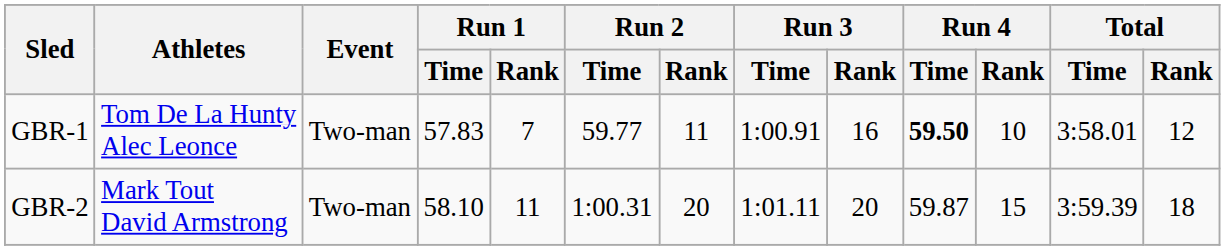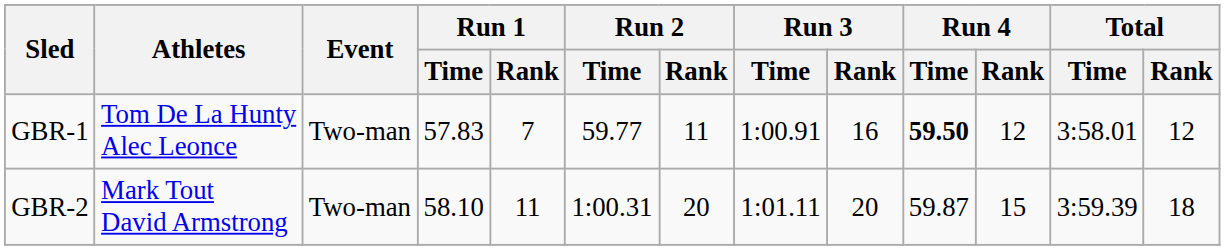(1013, 131) 10 -> (1013, 131) 12
